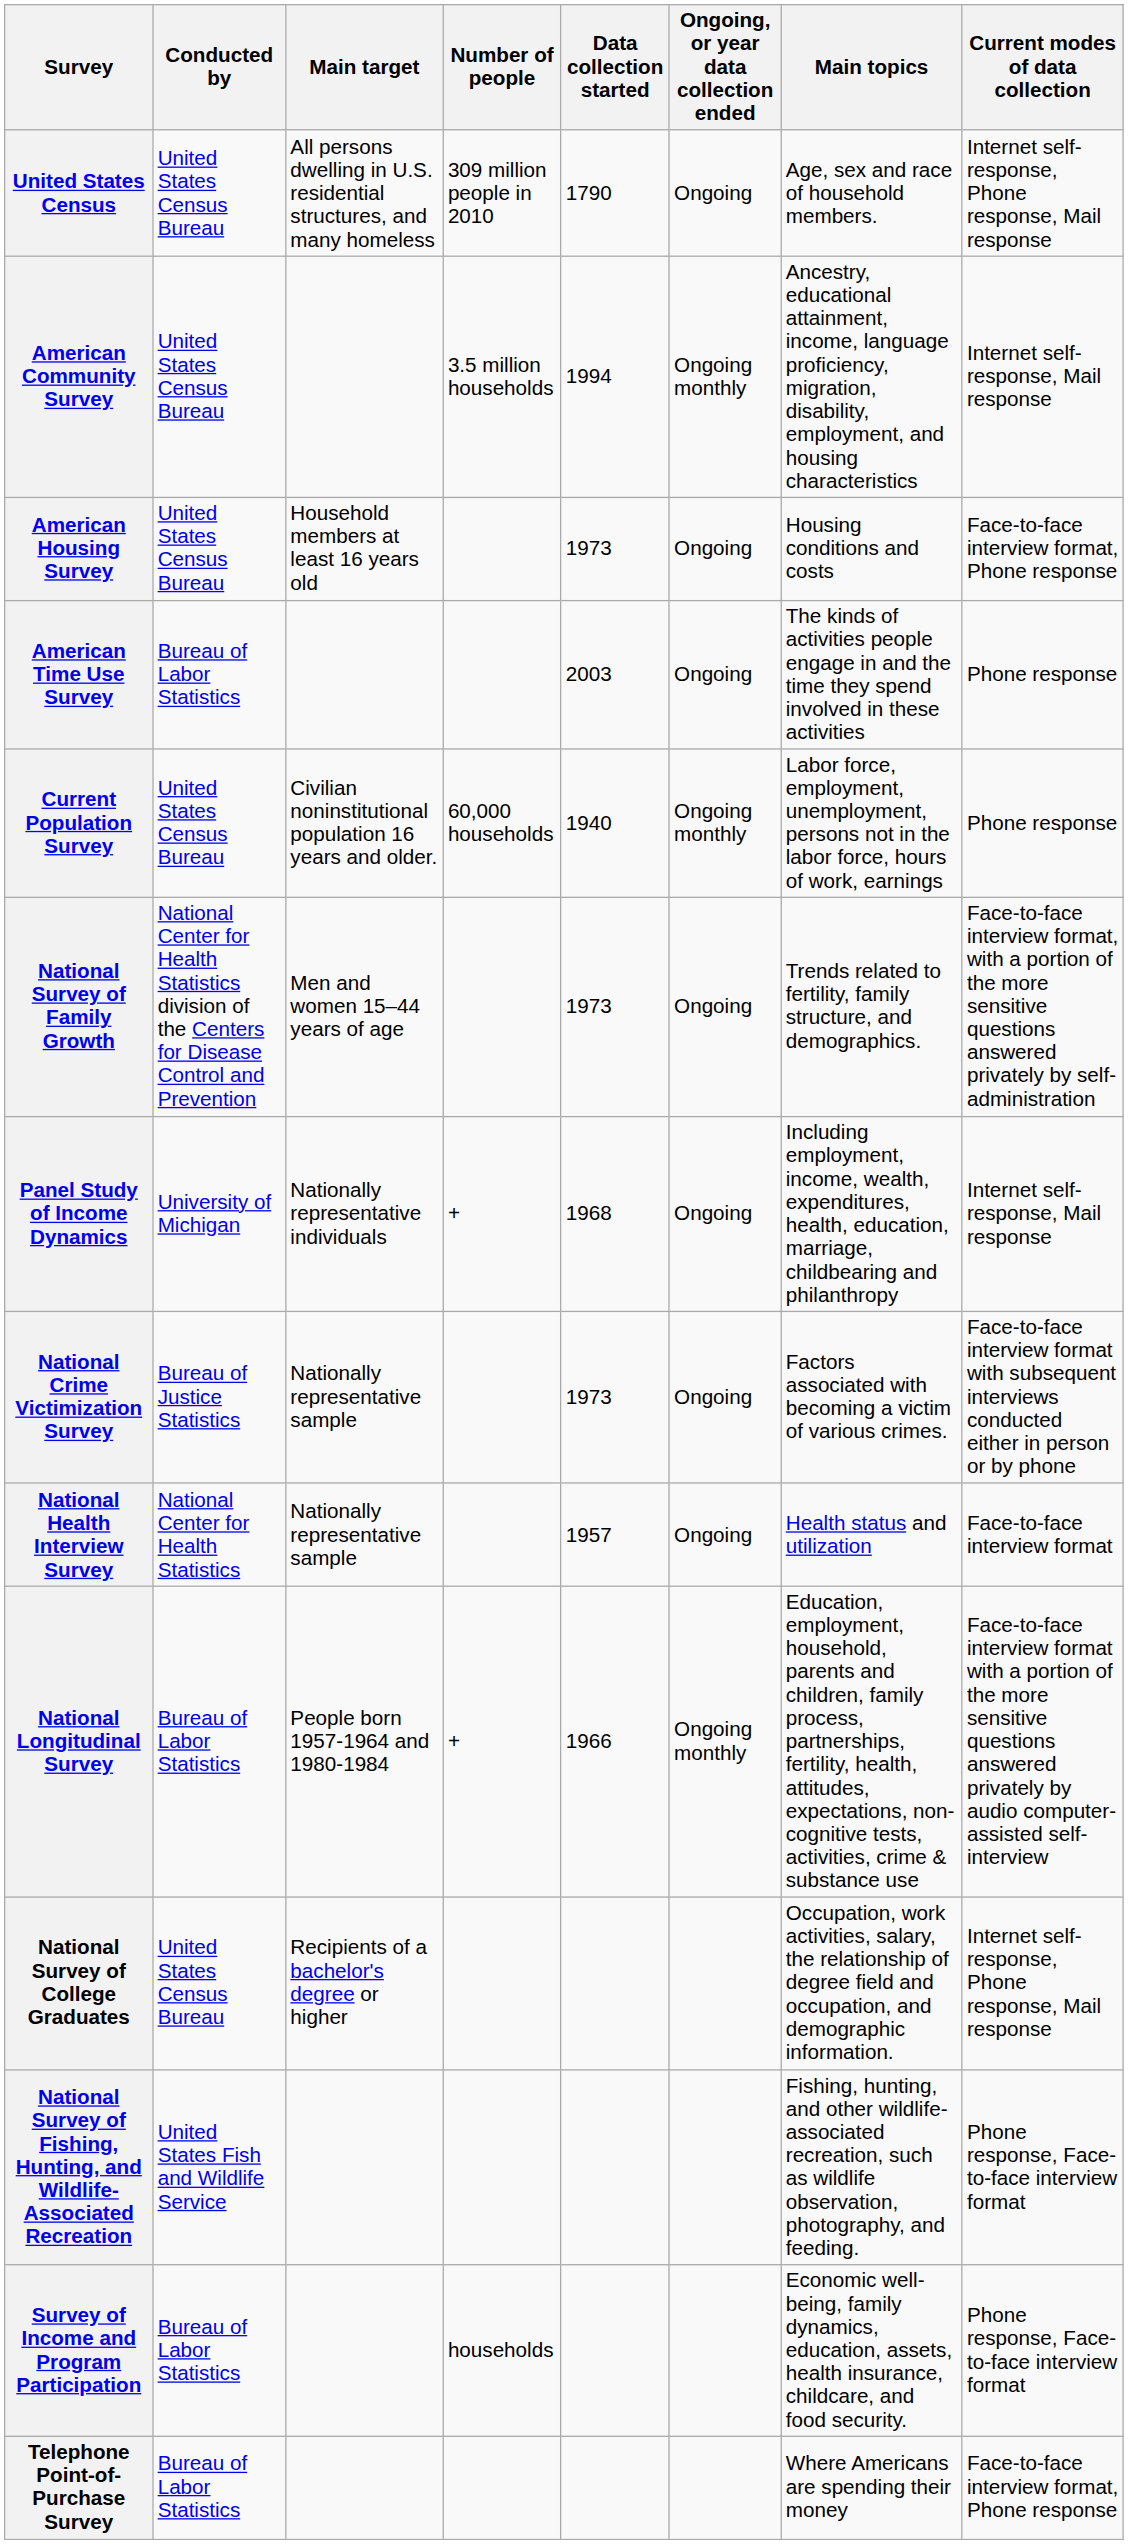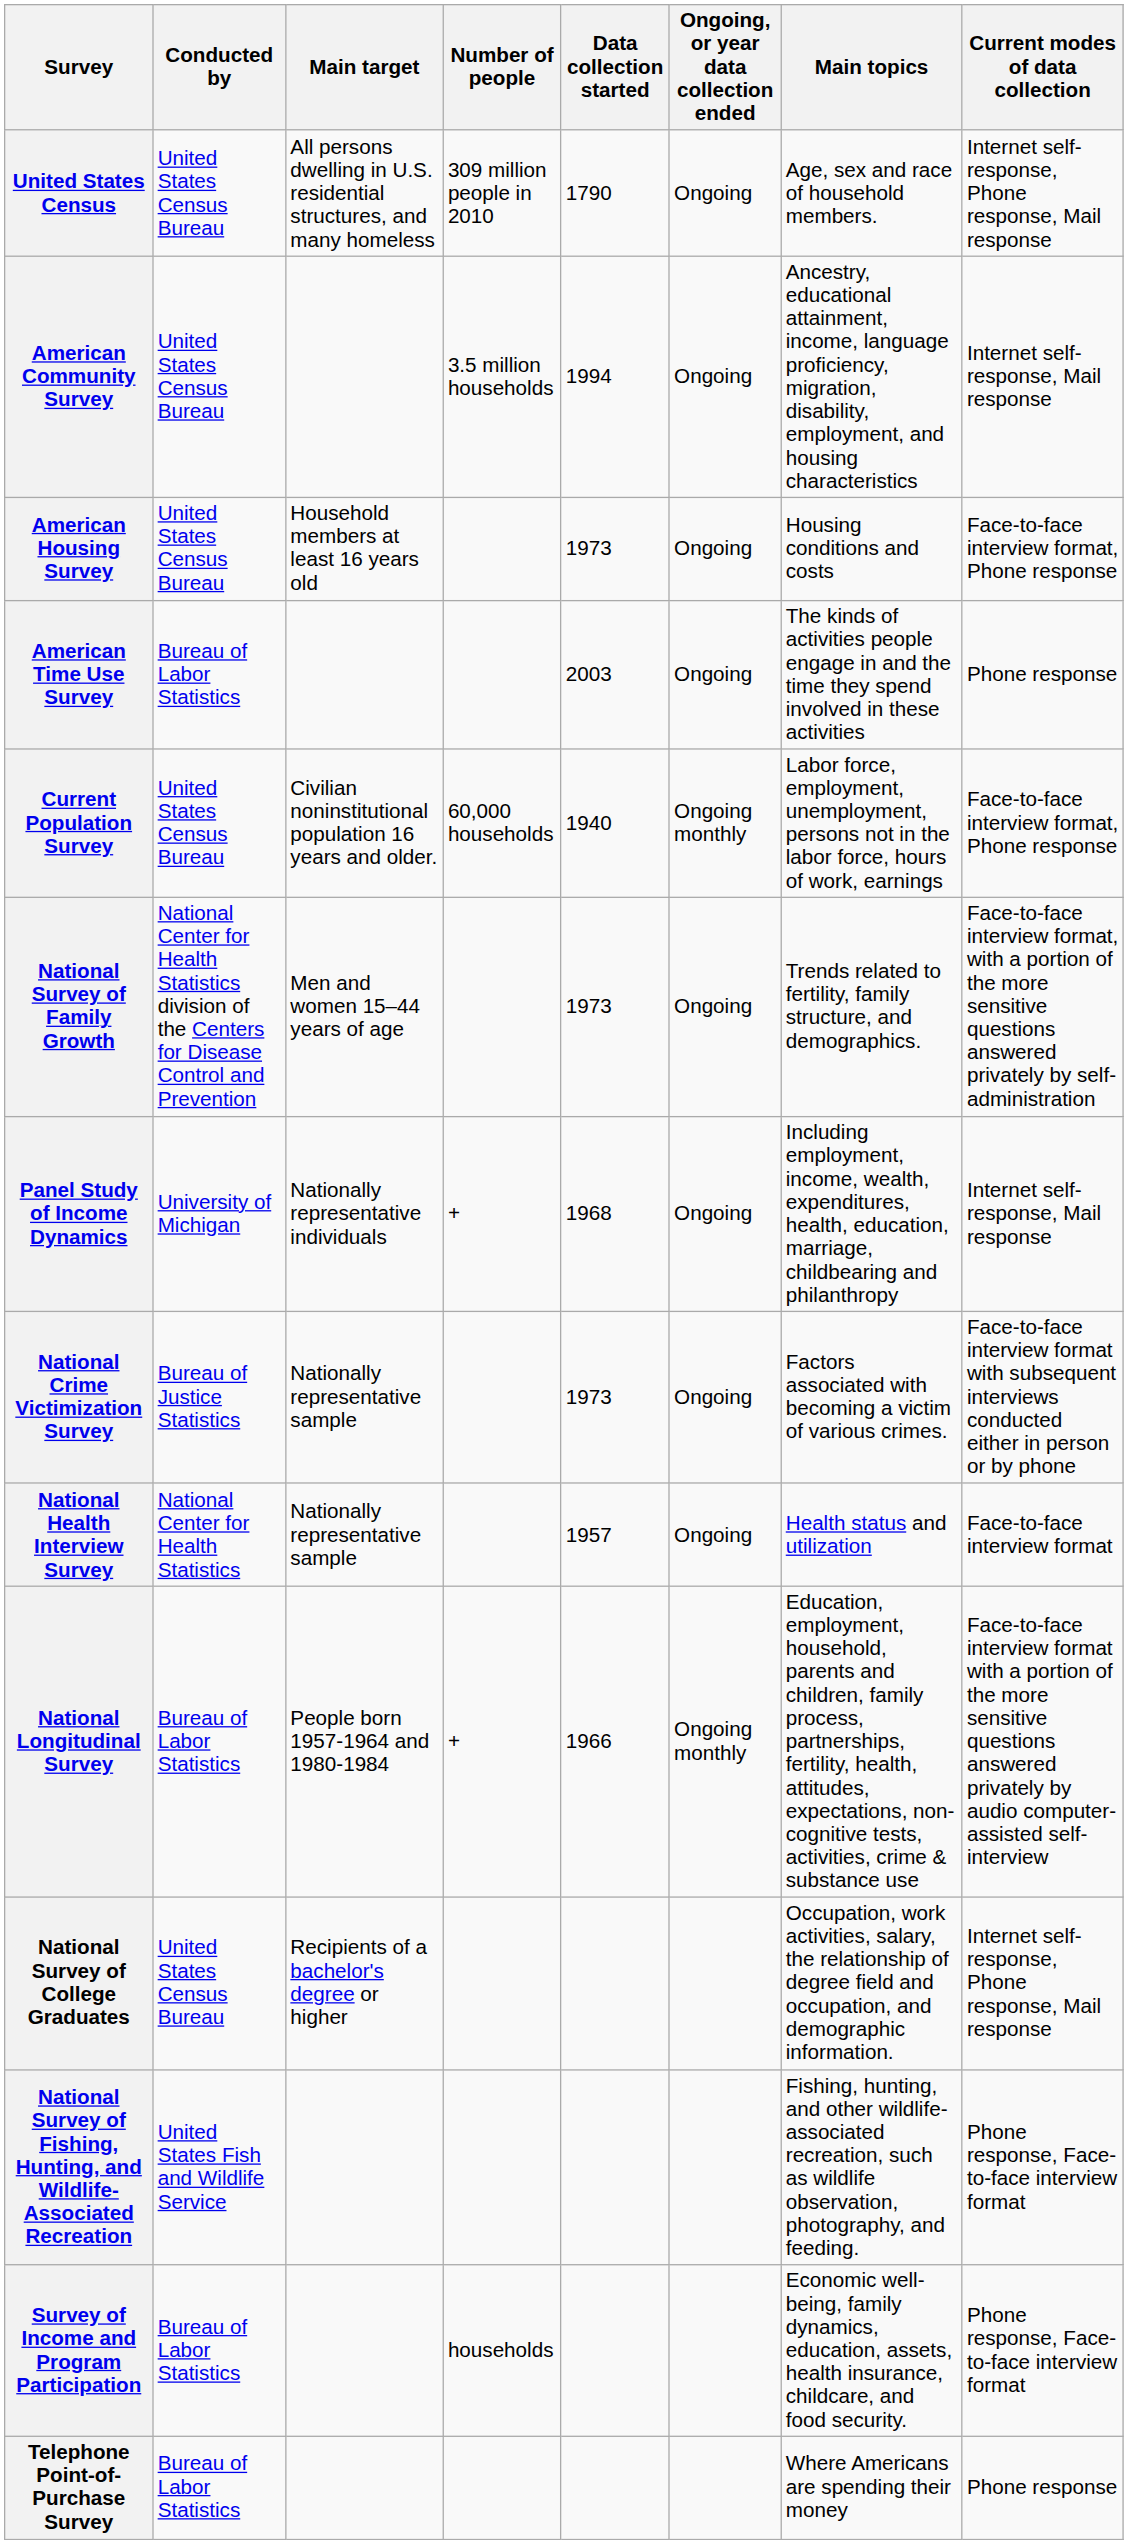(713, 376) Ongoing monthly -> (713, 376) Ongoing
(1042, 823) Phone response -> (1043, 823) Face-to-face interview format, Phone response
(1043, 2487) Face-to-face interview format, Phone response -> (1042, 2487) Phone response
